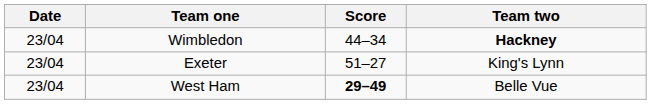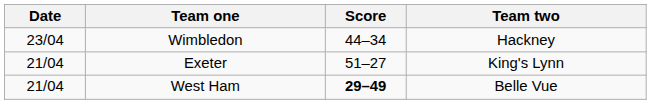(526, 39) bold -> (526, 39) normal
(45, 63) 23/04 -> (45, 63) 21/04
(45, 87) 23/04 -> (45, 87) 21/04
